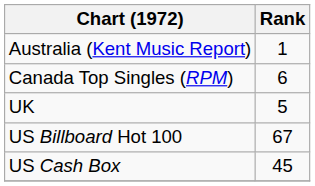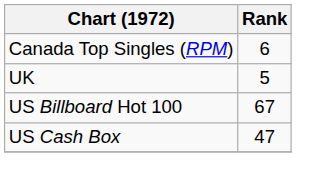- row: (130, 48)
(282, 166) 45 -> (265, 136) 47
